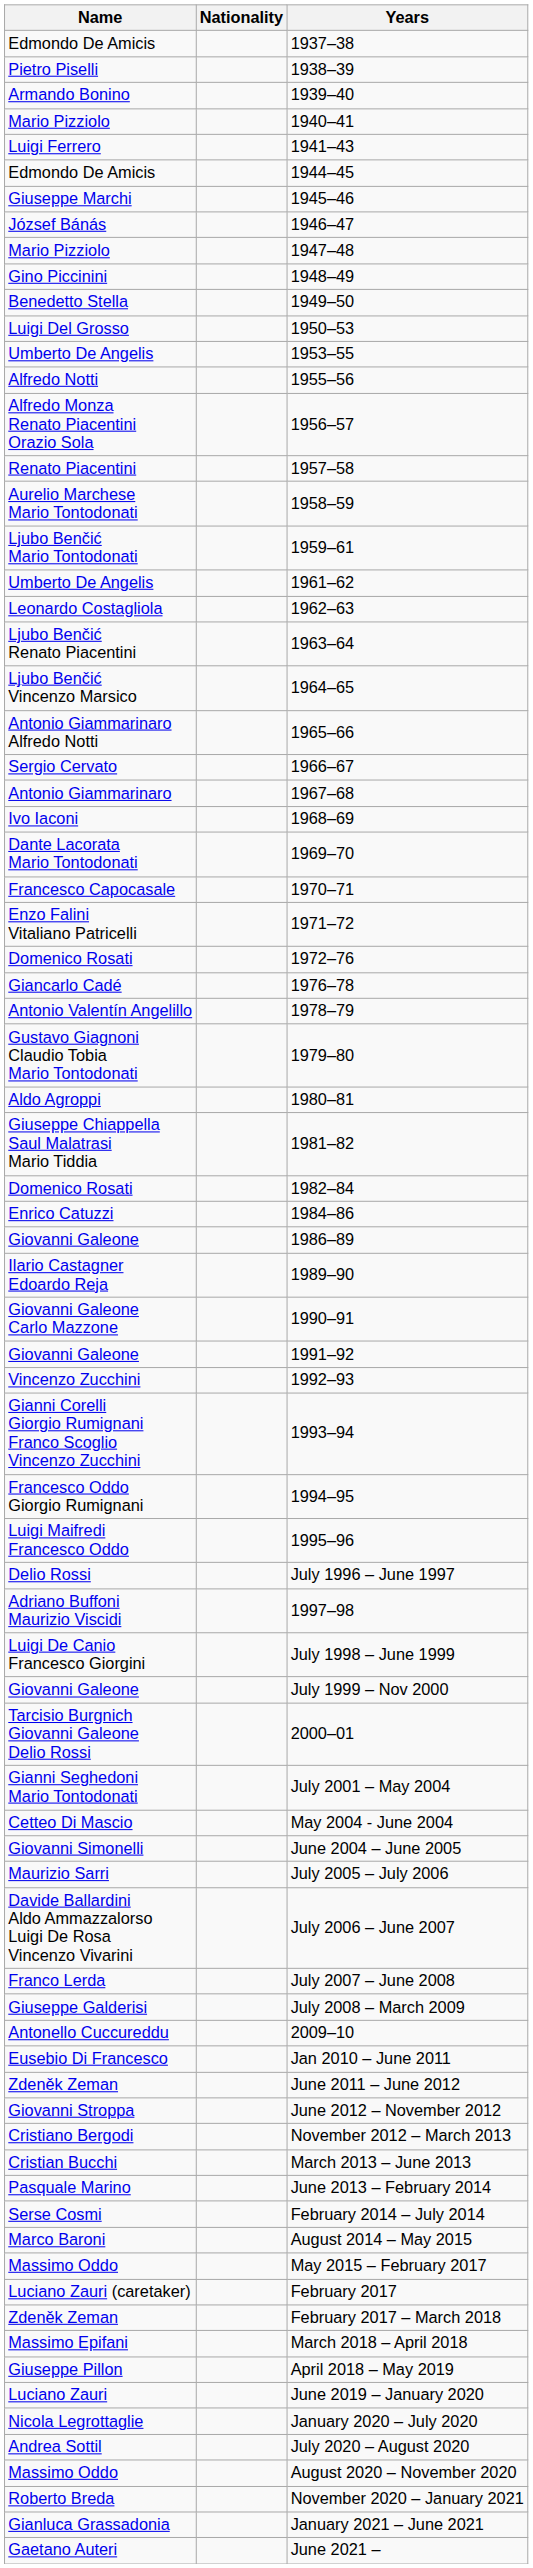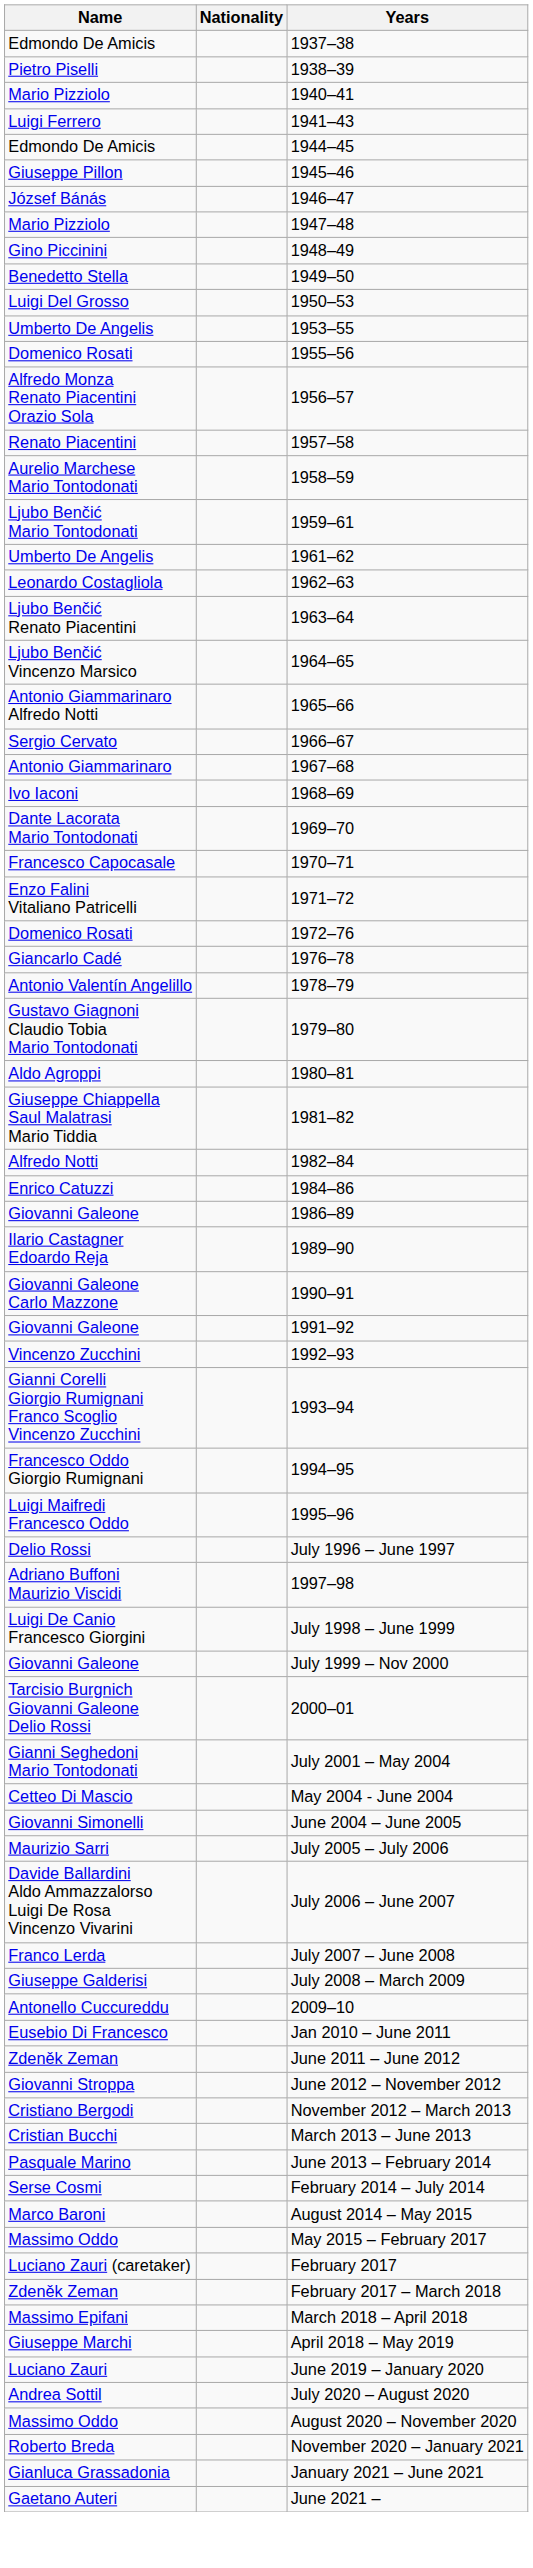- row: (322, 95)
(70, 198) Giuseppe Marchi -> (65, 173) Giuseppe Pillon
(53, 380) Alfredo Notti -> (70, 354) Domenico Rosati
(70, 1188) Domenico Rosati -> (53, 1162) Alfredo Notti
(65, 2369) Giuseppe Pillon -> (70, 2343) Giuseppe Marchi
- row: (384, 2421)
